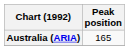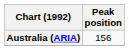(103, 38) 165 -> (103, 38) 156
